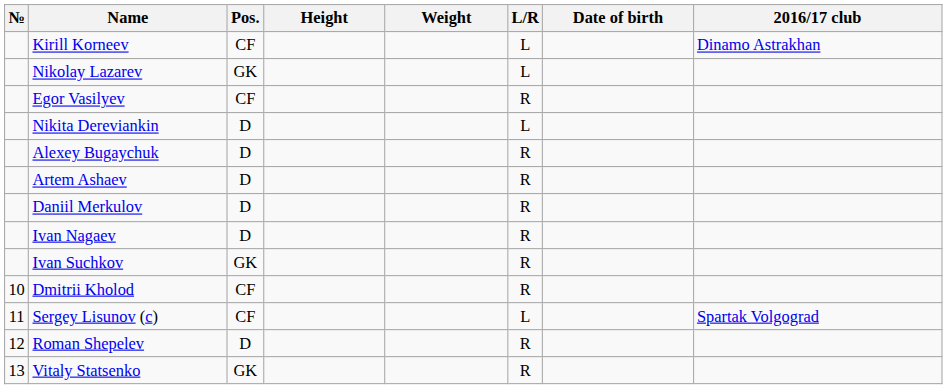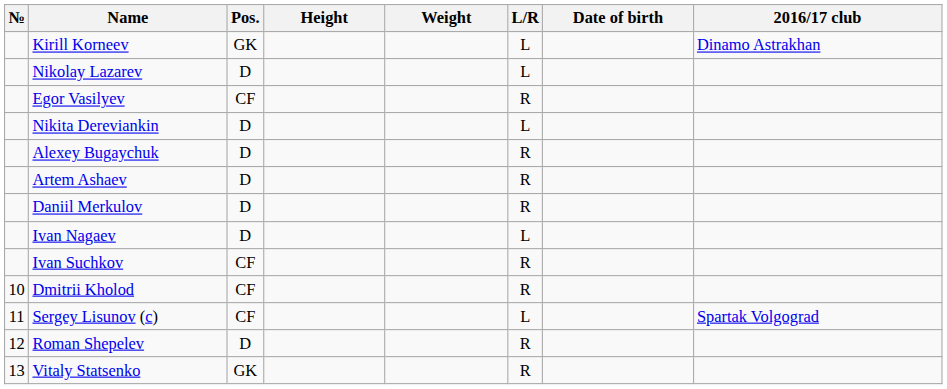(245, 45) CF -> (245, 45) GK
(245, 72) GK -> (245, 72) D
(525, 234) R -> (525, 234) L
(245, 261) GK -> (245, 261) CF
